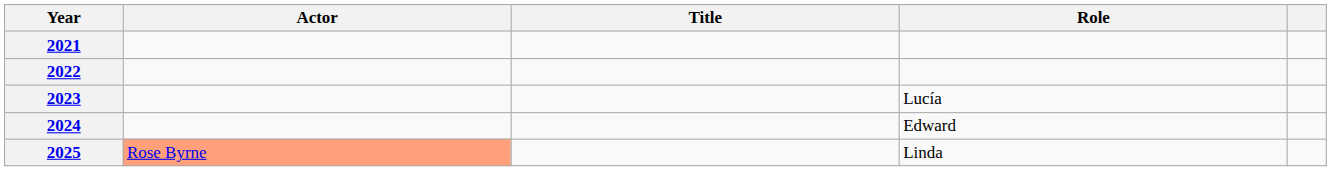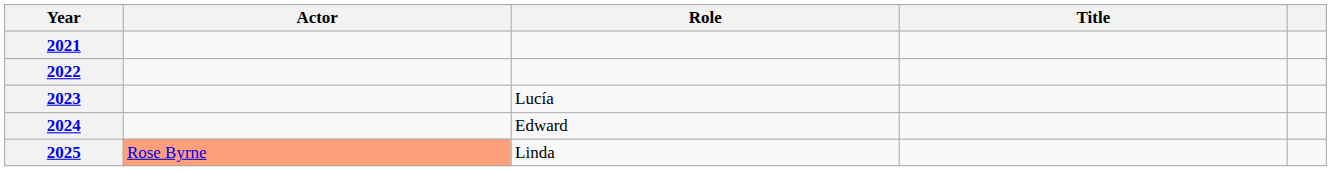columns swapped: (1093, 17) <-> (705, 17)
